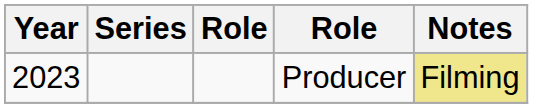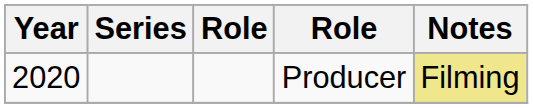(46, 77) 2023 -> (46, 77) 2020
